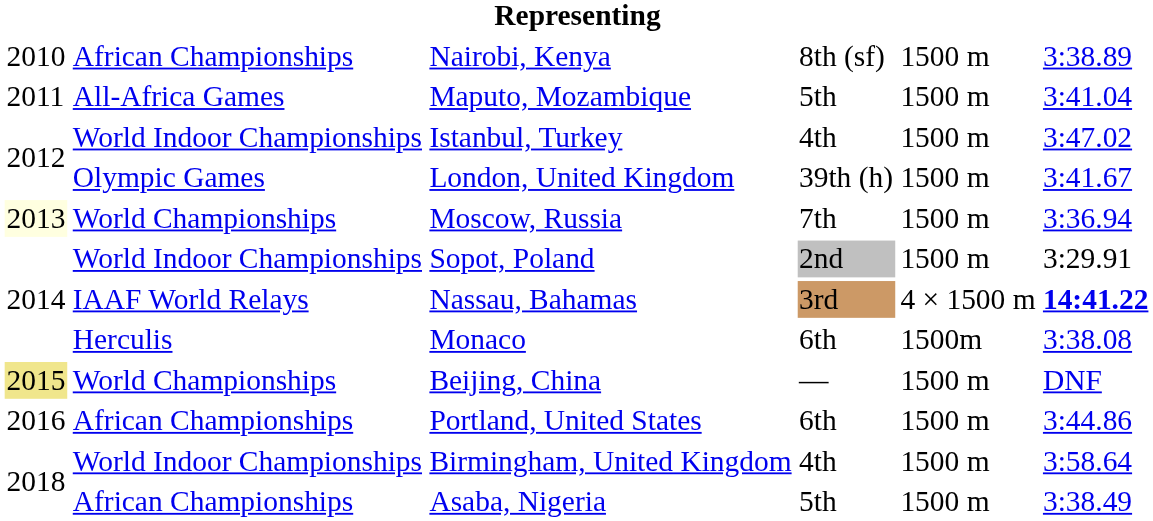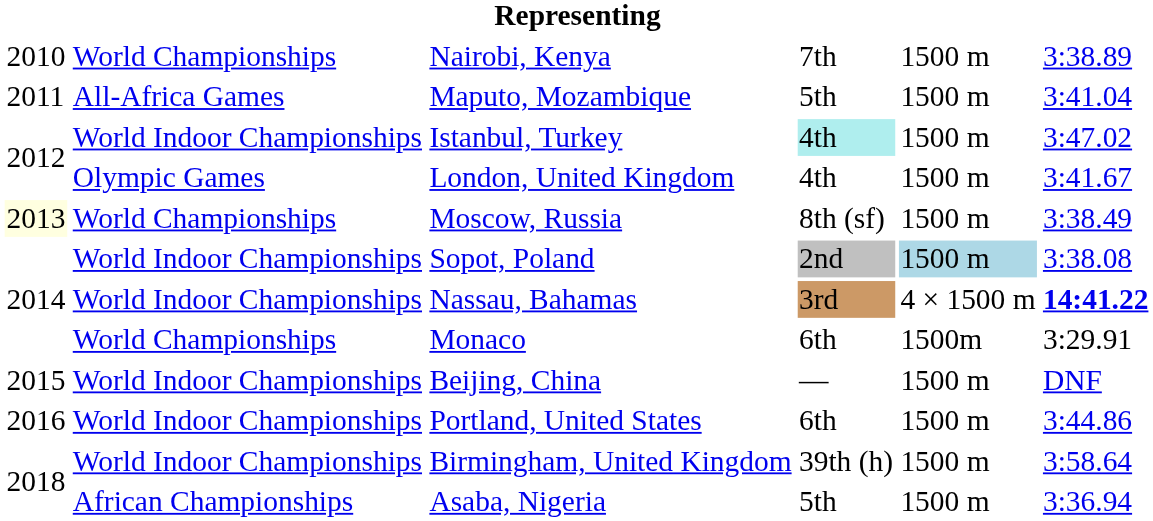(213, 56) African Championships -> (204, 56) World Championships
(842, 56) 8th (sf) -> (818, 56) 7th
(818, 137) no background -> (818, 137) paleturquoise background
(846, 177) 39th (h) -> (818, 177) 4th
(818, 218) 7th -> (842, 218) 8th (sf)
(1088, 218) 3:36.94 -> (1088, 218) 3:38.49
(945, 258) no background -> (945, 258) lightblue background
(1088, 258) 3:29.91 -> (1088, 258) 3:38.08
(191, 299) IAAF World Relays -> (247, 299) World Indoor Championships
(123, 339) Herculis -> (204, 339) World Championships
(1088, 339) 3:38.08 -> (1088, 339) 3:29.91
(36, 379) khaki background -> (36, 379) no background
(204, 379) World Championships -> (247, 379) World Indoor Championships
(213, 420) African Championships -> (247, 420) World Indoor Championships
(818, 460) 4th -> (846, 460) 39th (h)
(1088, 501) 3:38.49 -> (1088, 501) 3:36.94
